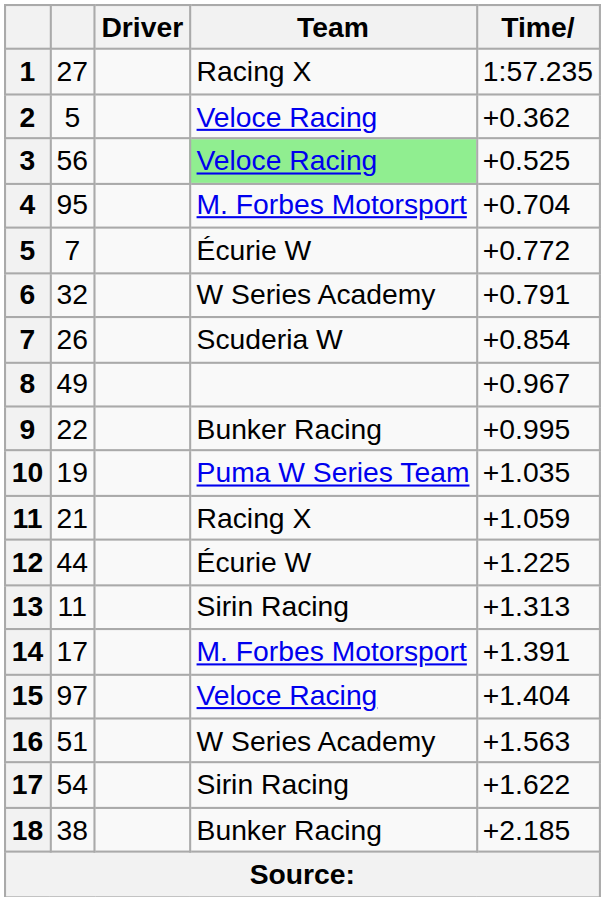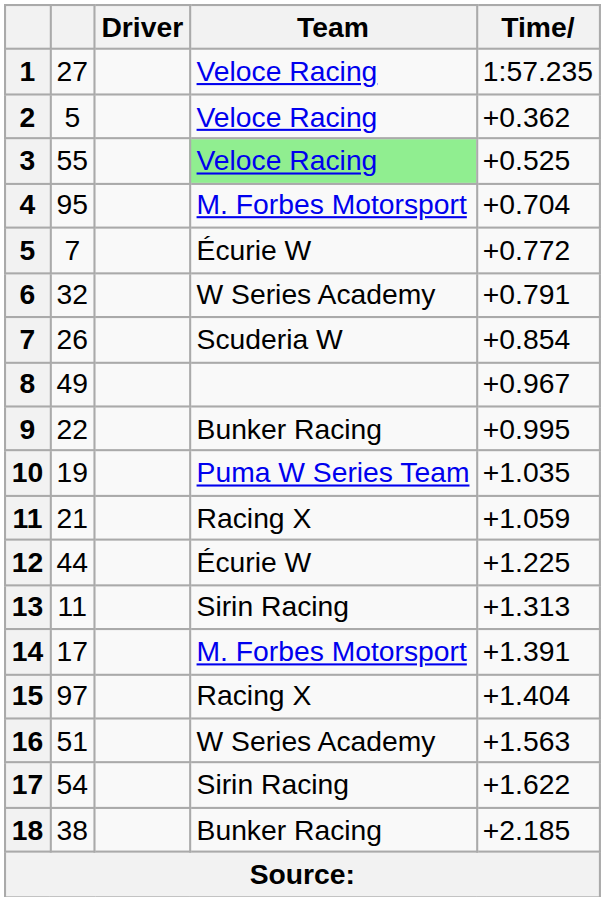(254, 72) Racing X -> (287, 72) Veloce Racing
(72, 161) 56 -> (72, 161) 55
(287, 696) Veloce Racing -> (254, 696) Racing X
